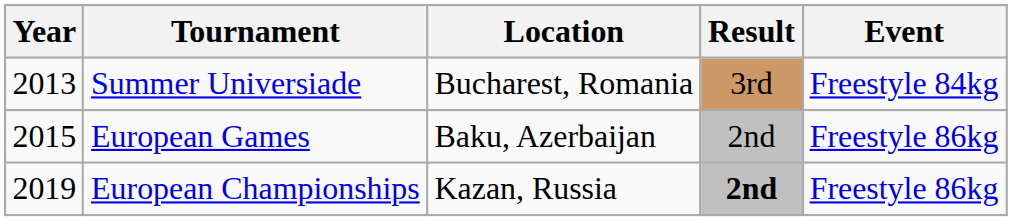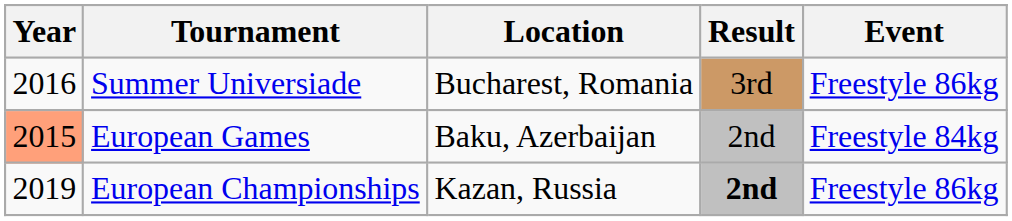(44, 83) 2013 -> (44, 83) 2016
(904, 83) Freestyle 84kg -> (904, 83) Freestyle 86kg
(44, 136) no background -> (44, 136) lightsalmon background
(904, 136) Freestyle 86kg -> (904, 136) Freestyle 84kg
